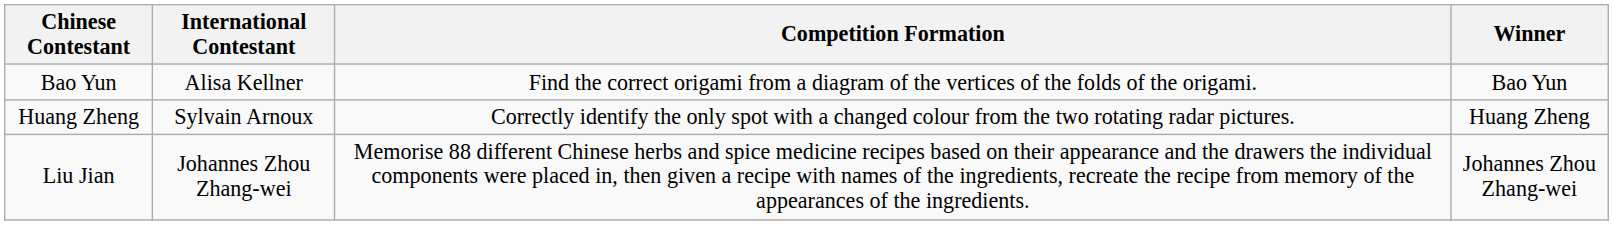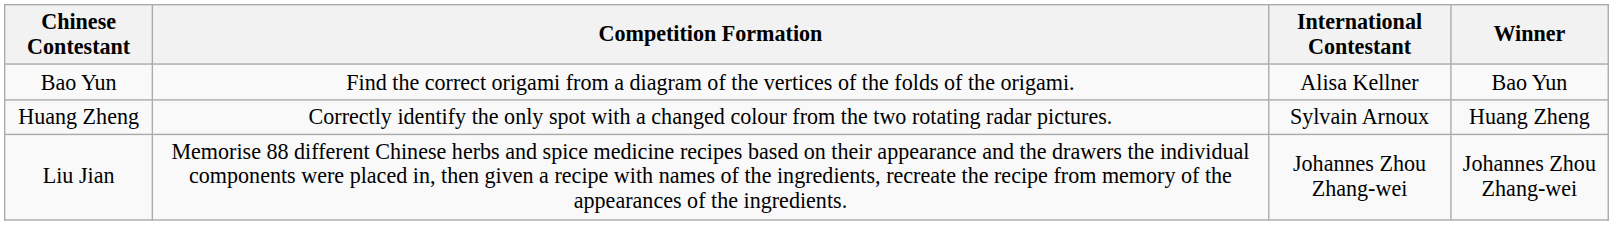columns swapped: (244, 34) <-> (893, 34)
